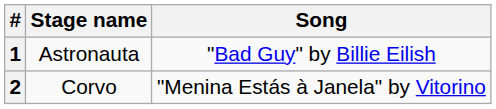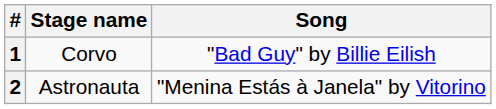(89, 53) Astronauta -> (89, 53) Corvo
(89, 86) Corvo -> (89, 86) Astronauta
